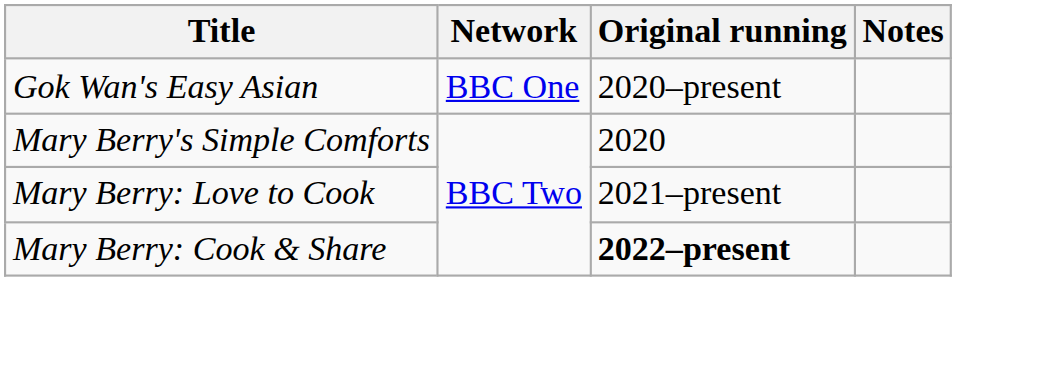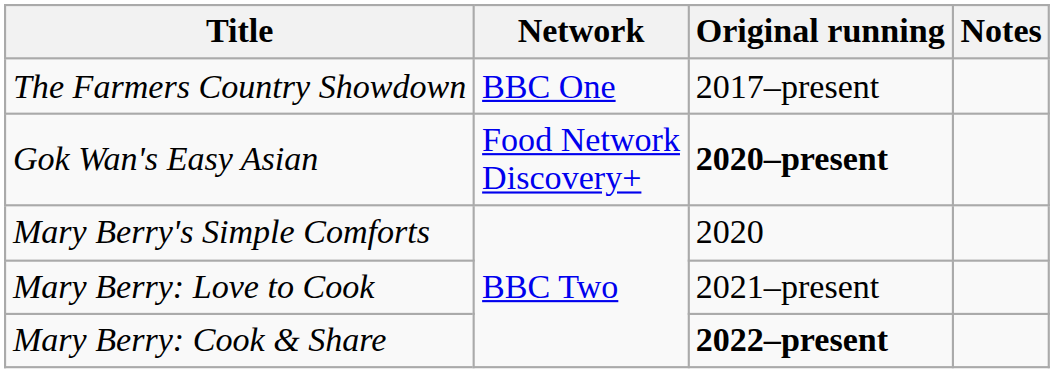+ row: (240, 85)
(513, 85) BBC One -> (581, 158) Food Network Discovery+
(690, 85) normal -> (792, 158) bold
